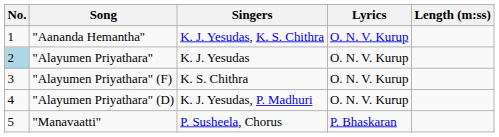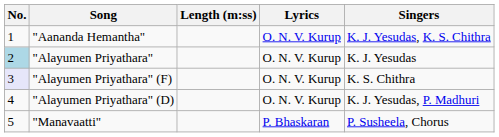columns swapped: (252, 15) <-> (453, 15)
(11, 79) no background -> (11, 79) lavender background
